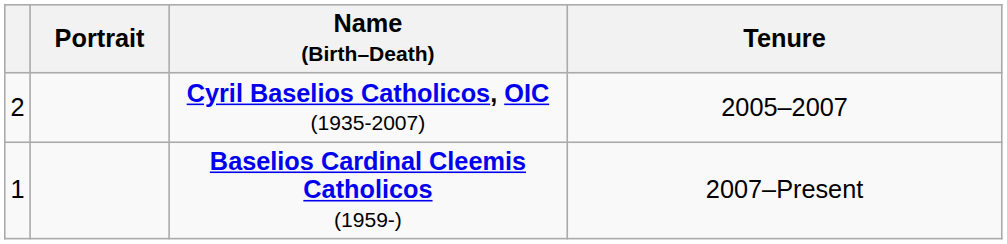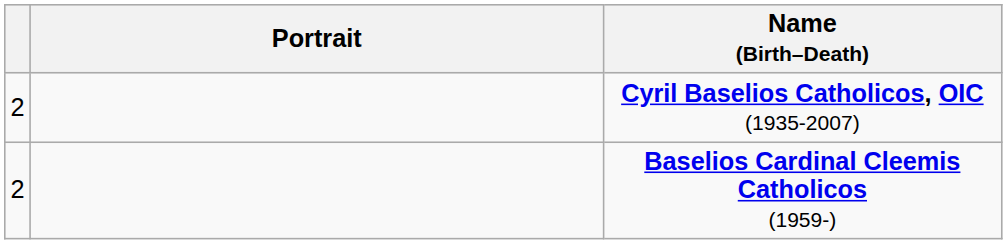- column: (785, 38)
(18, 190) 1 -> (18, 190) 2
